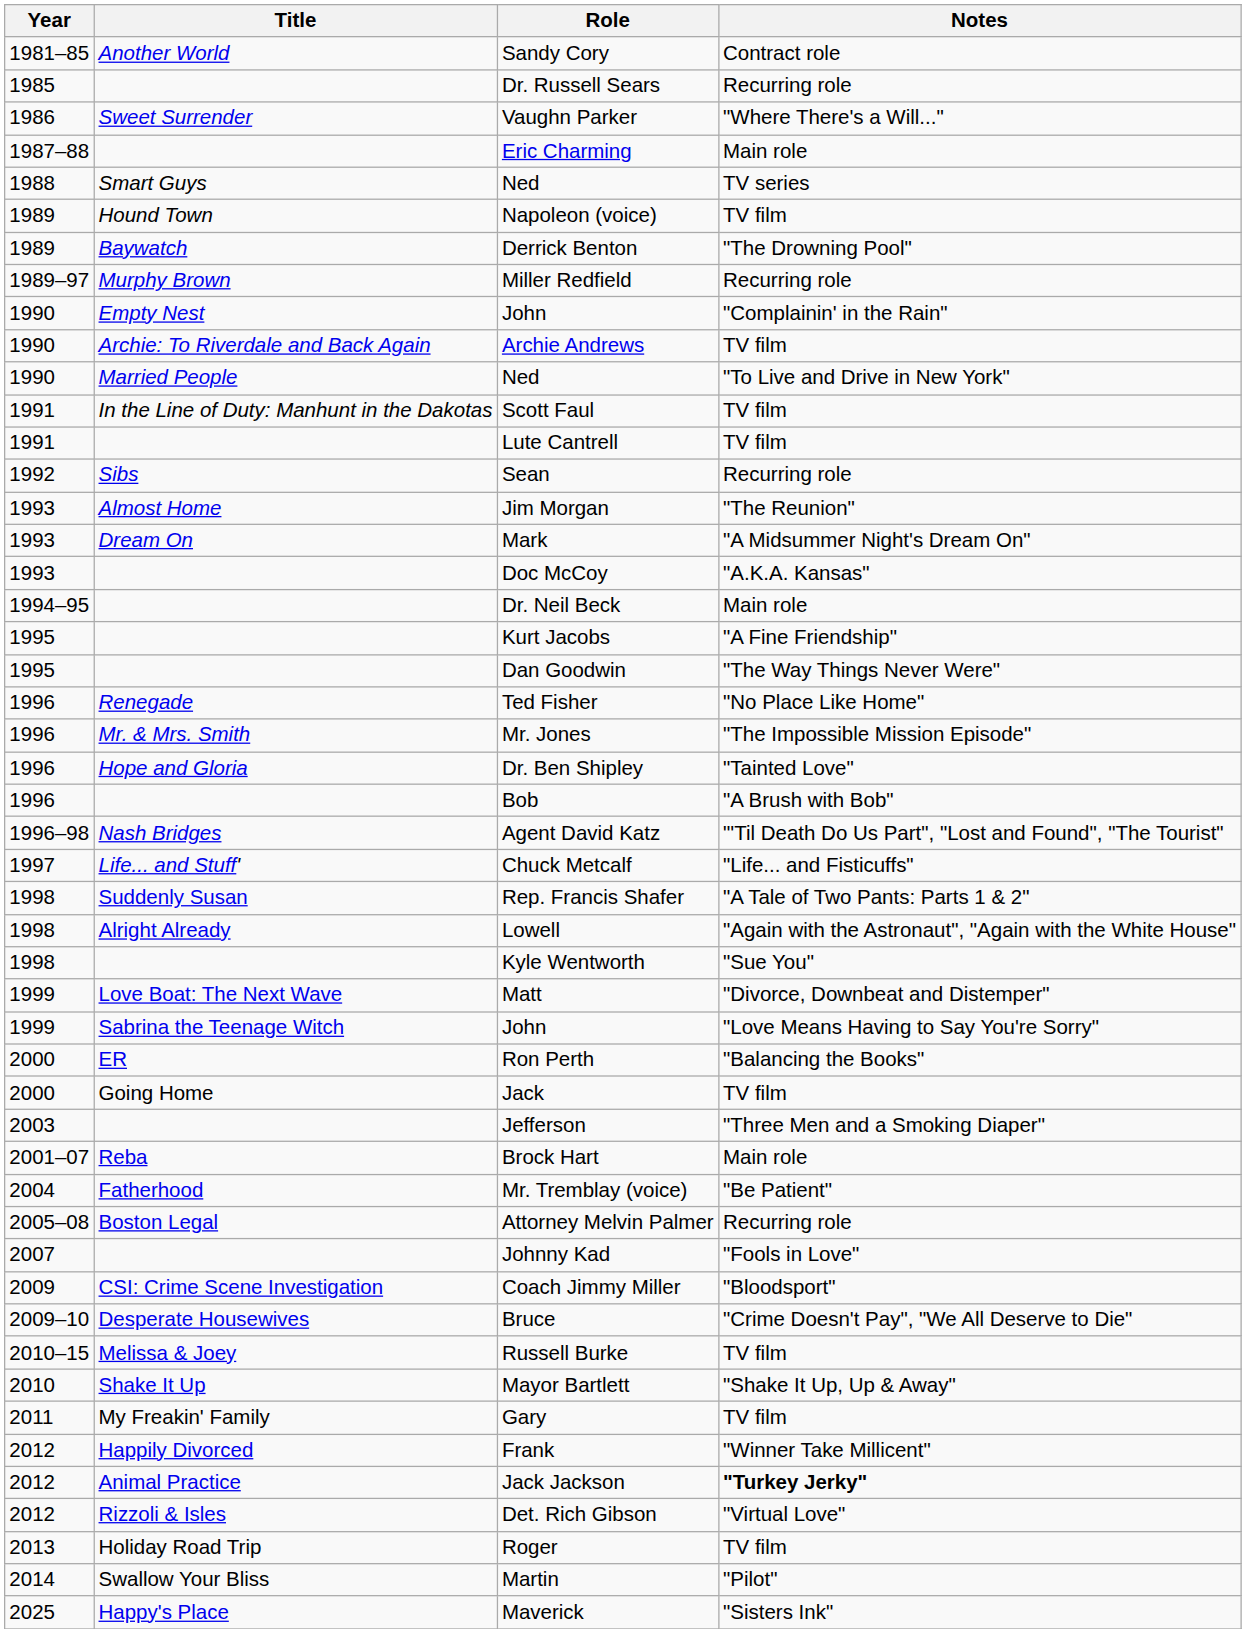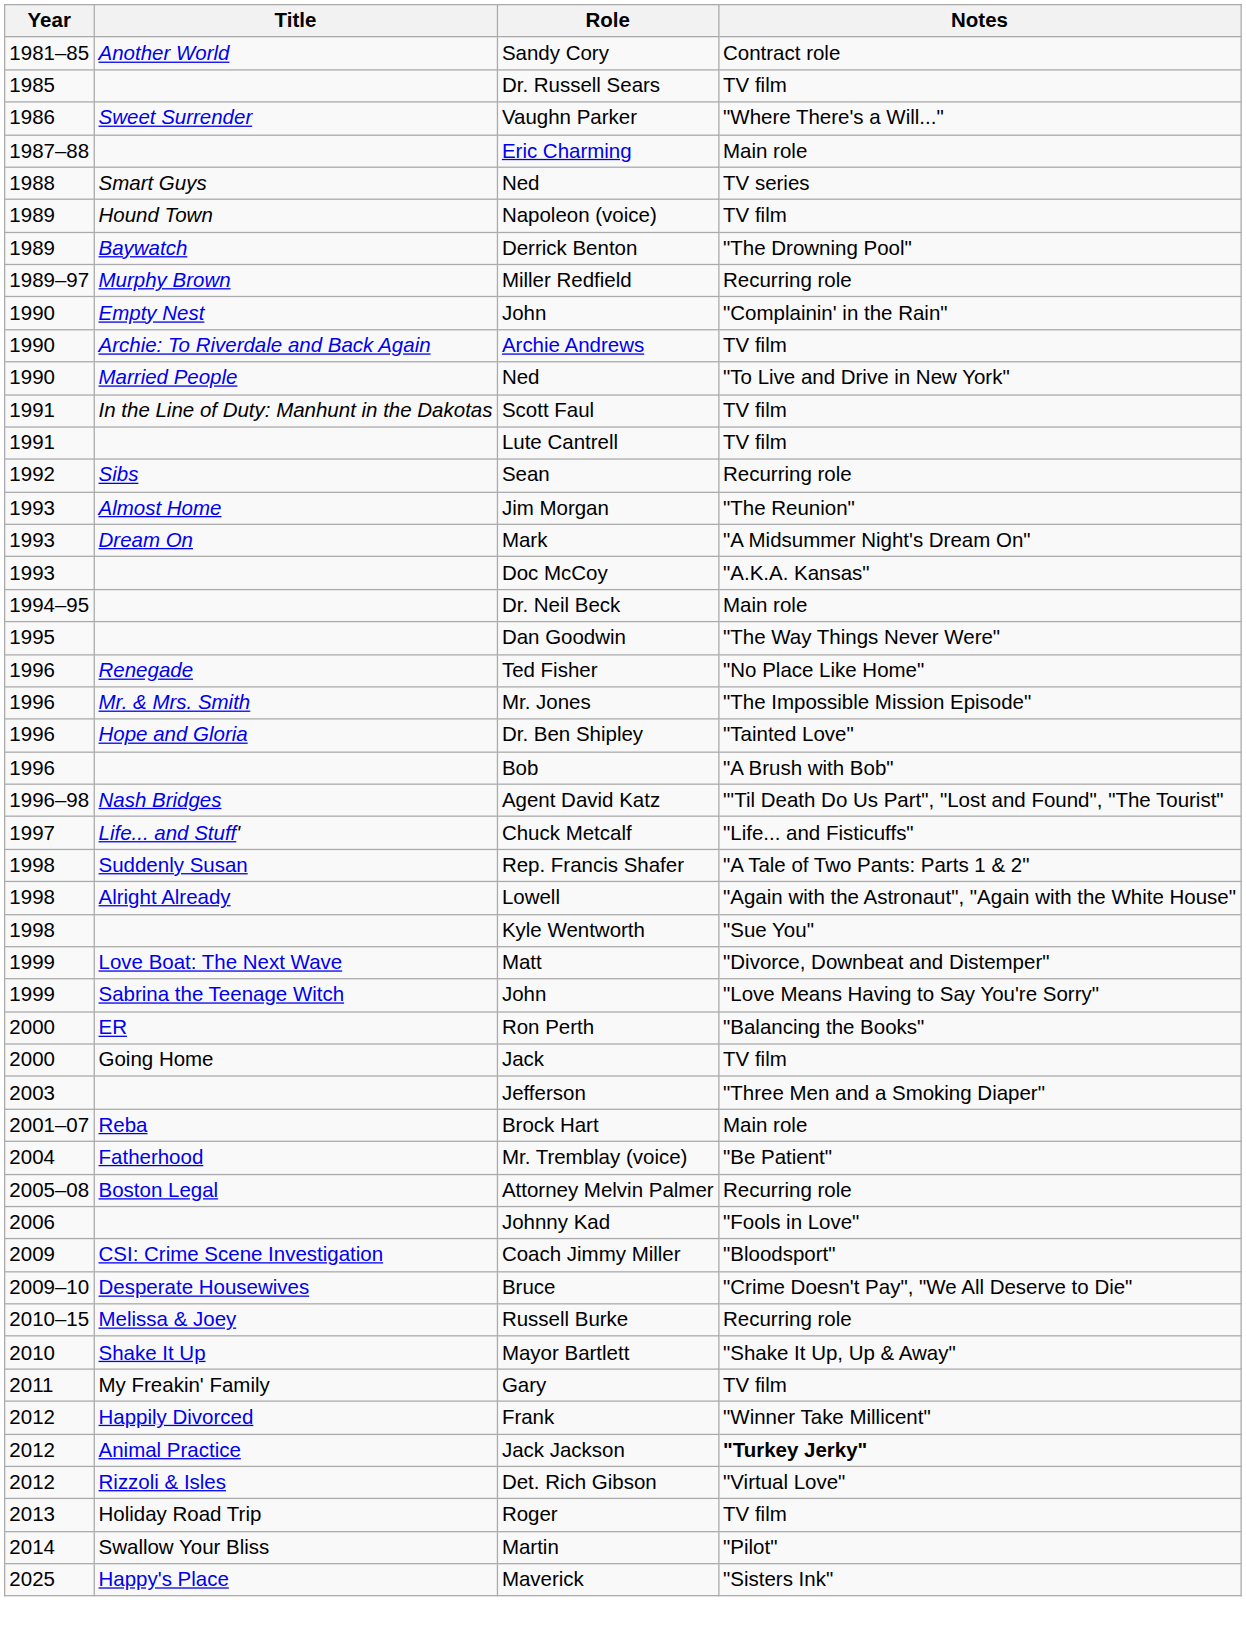(787, 85) Recurring role -> (755, 85) TV film
- row: (295, 638)
(32, 1254) 2007 -> (32, 1222) 2006
(755, 1352) TV film -> (787, 1319) Recurring role
